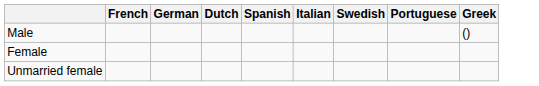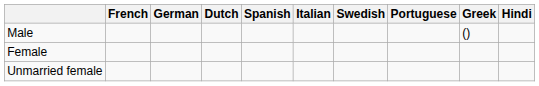+ column: (517, 14)
